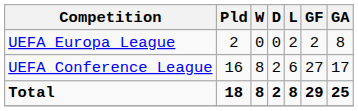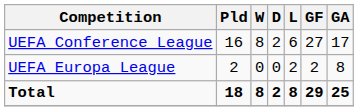rows swapped: (92, 42) <-> (110, 68)
